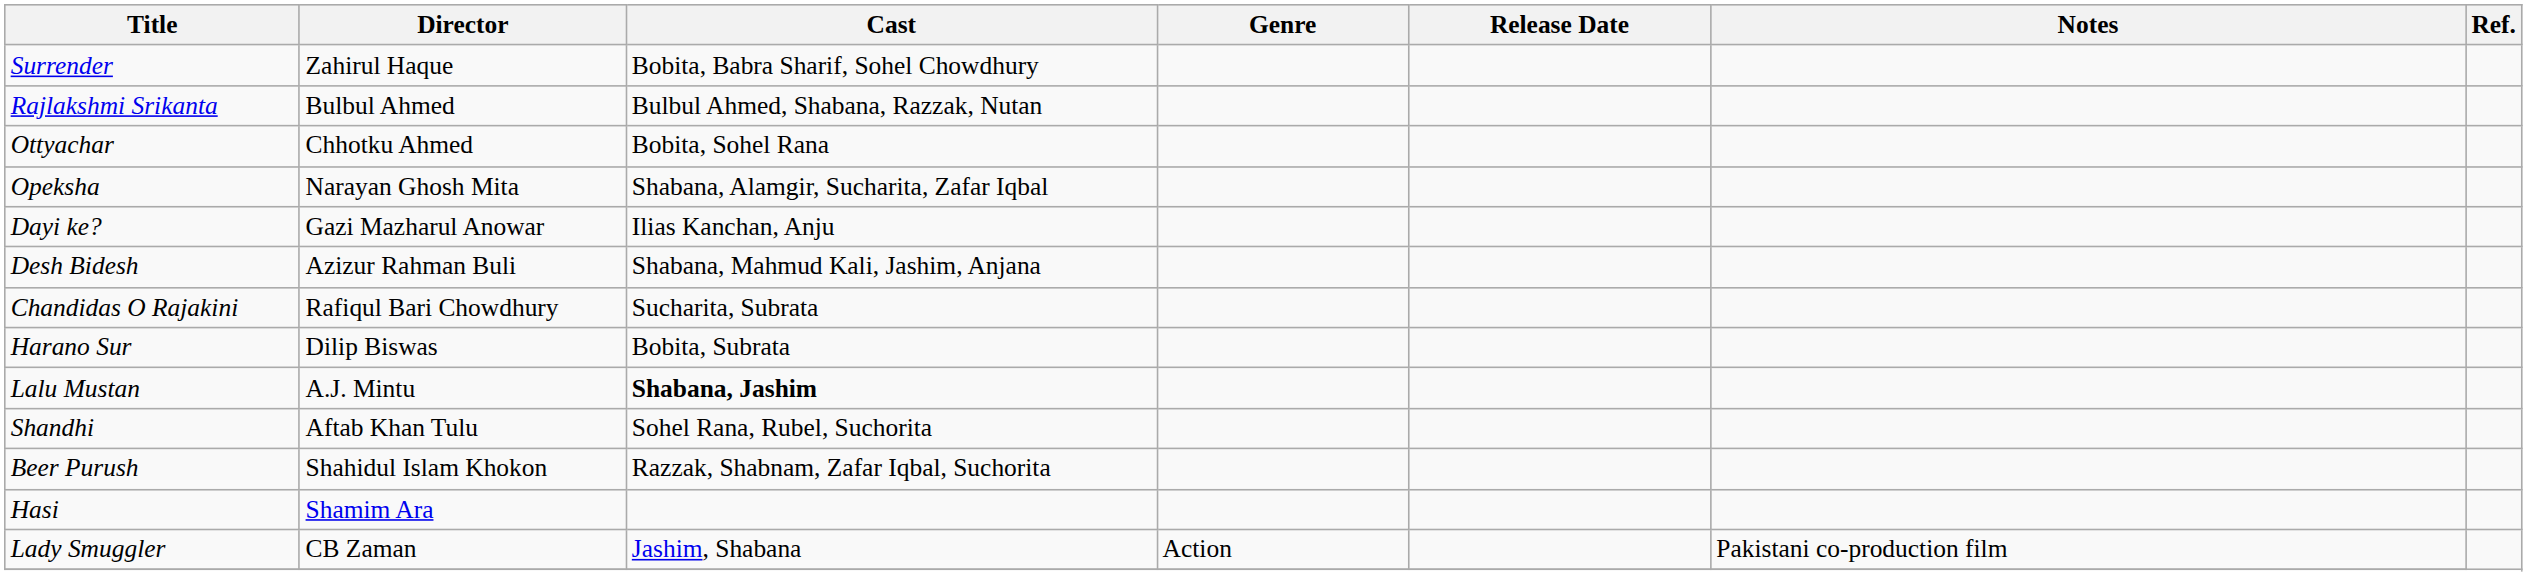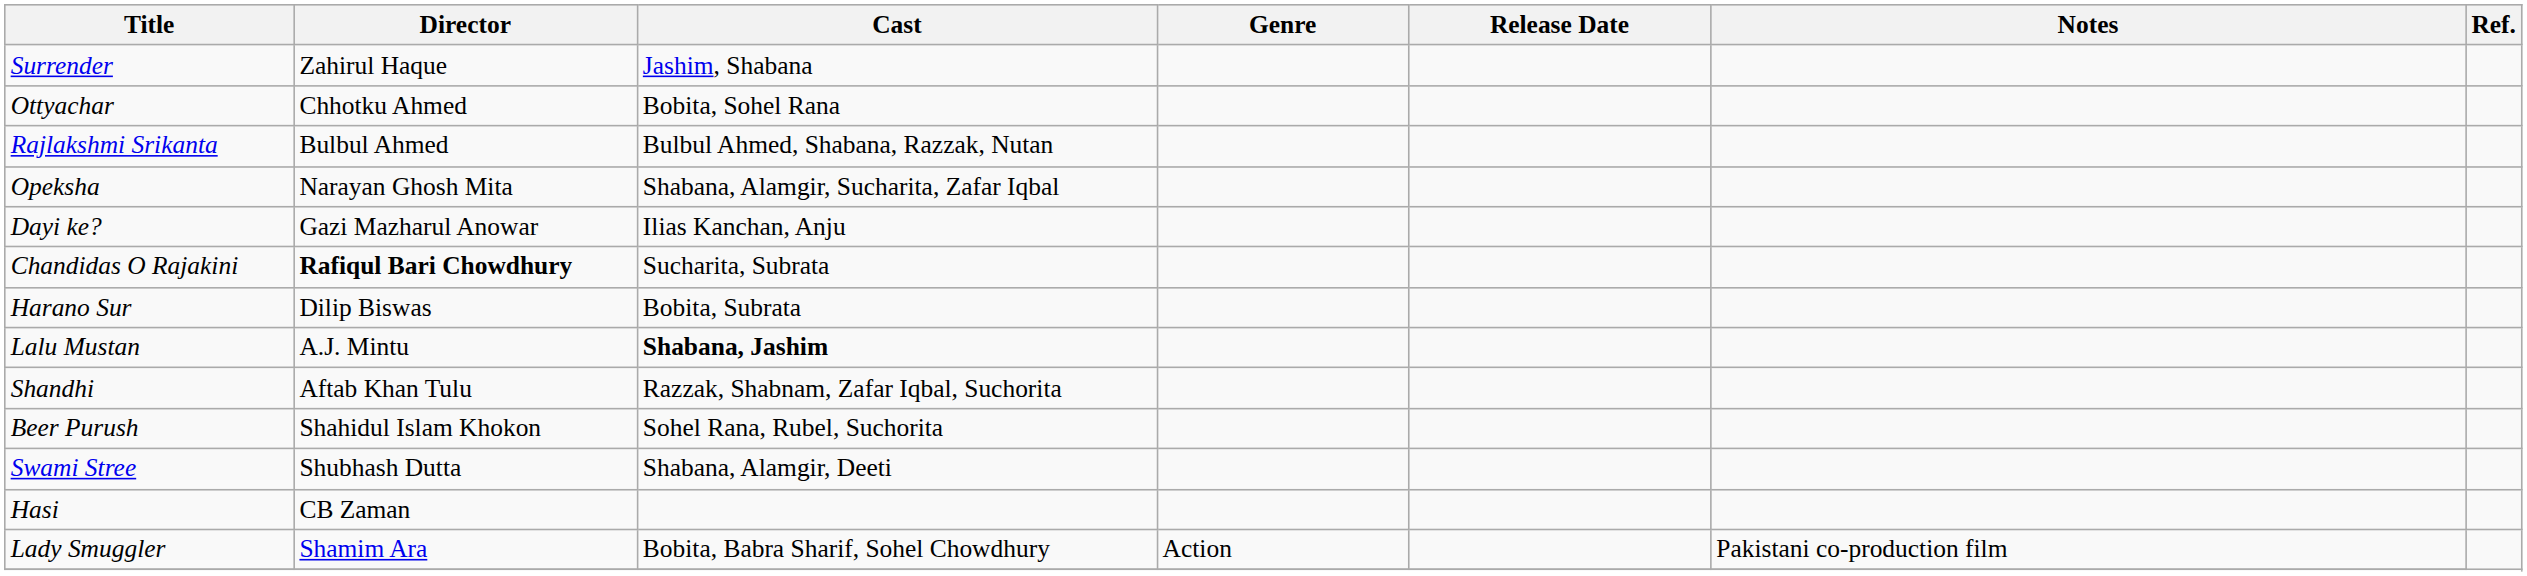(835, 65) Bobita, Babra Sharif, Sohel Chowdhury -> (728, 65) Jashim, Shabana
rows swapped: (62, 145) <-> (114, 105)
- row: (75, 266)
(432, 307) normal -> (436, 266) bold
(782, 428) Sohel Rana, Rubel, Suchorita -> (852, 387) Razzak, Shabnam, Zafar Iqbal, Suchorita
(841, 468) Razzak, Shabnam, Zafar Iqbal, Suchorita -> (793, 428) Sohel Rana, Rubel, Suchorita
+ row: (73, 468)
(370, 508) Shamim Ara -> (355, 508) CB Zaman
(361, 549) CB Zaman -> (363, 549) Shamim Ara
(717, 549) Jashim, Shabana -> (846, 549) Bobita, Babra Sharif, Sohel Chowdhury
